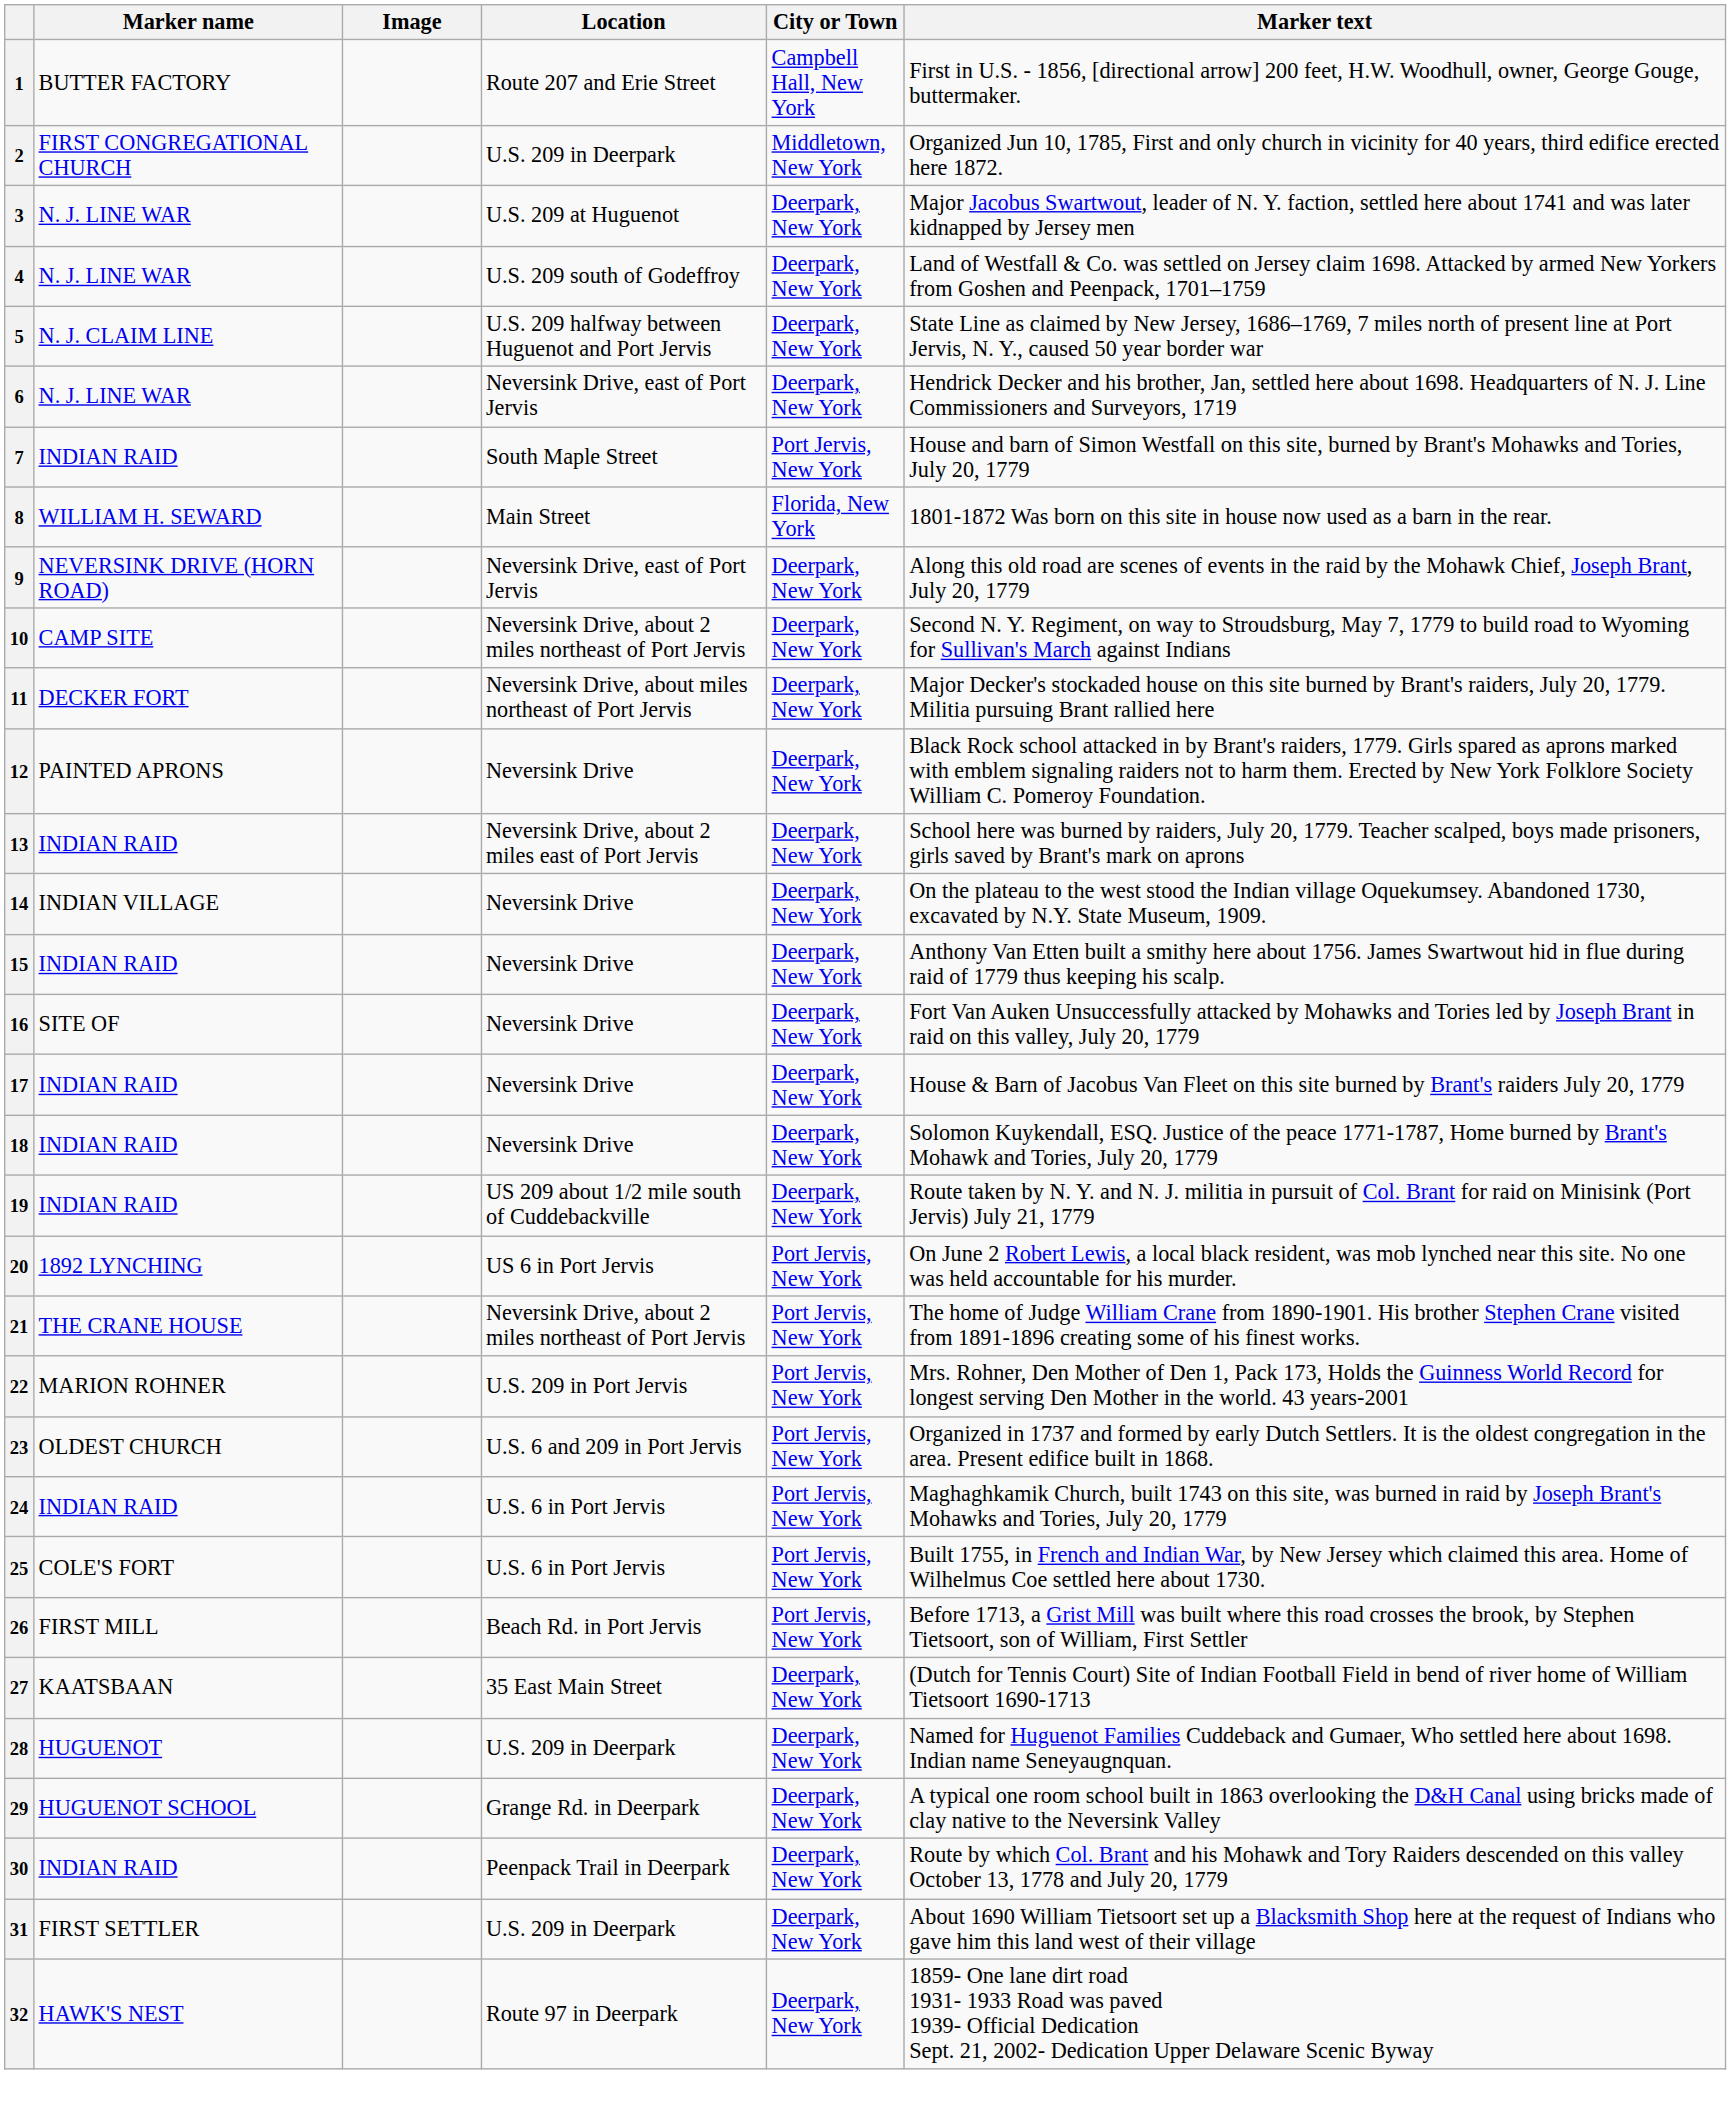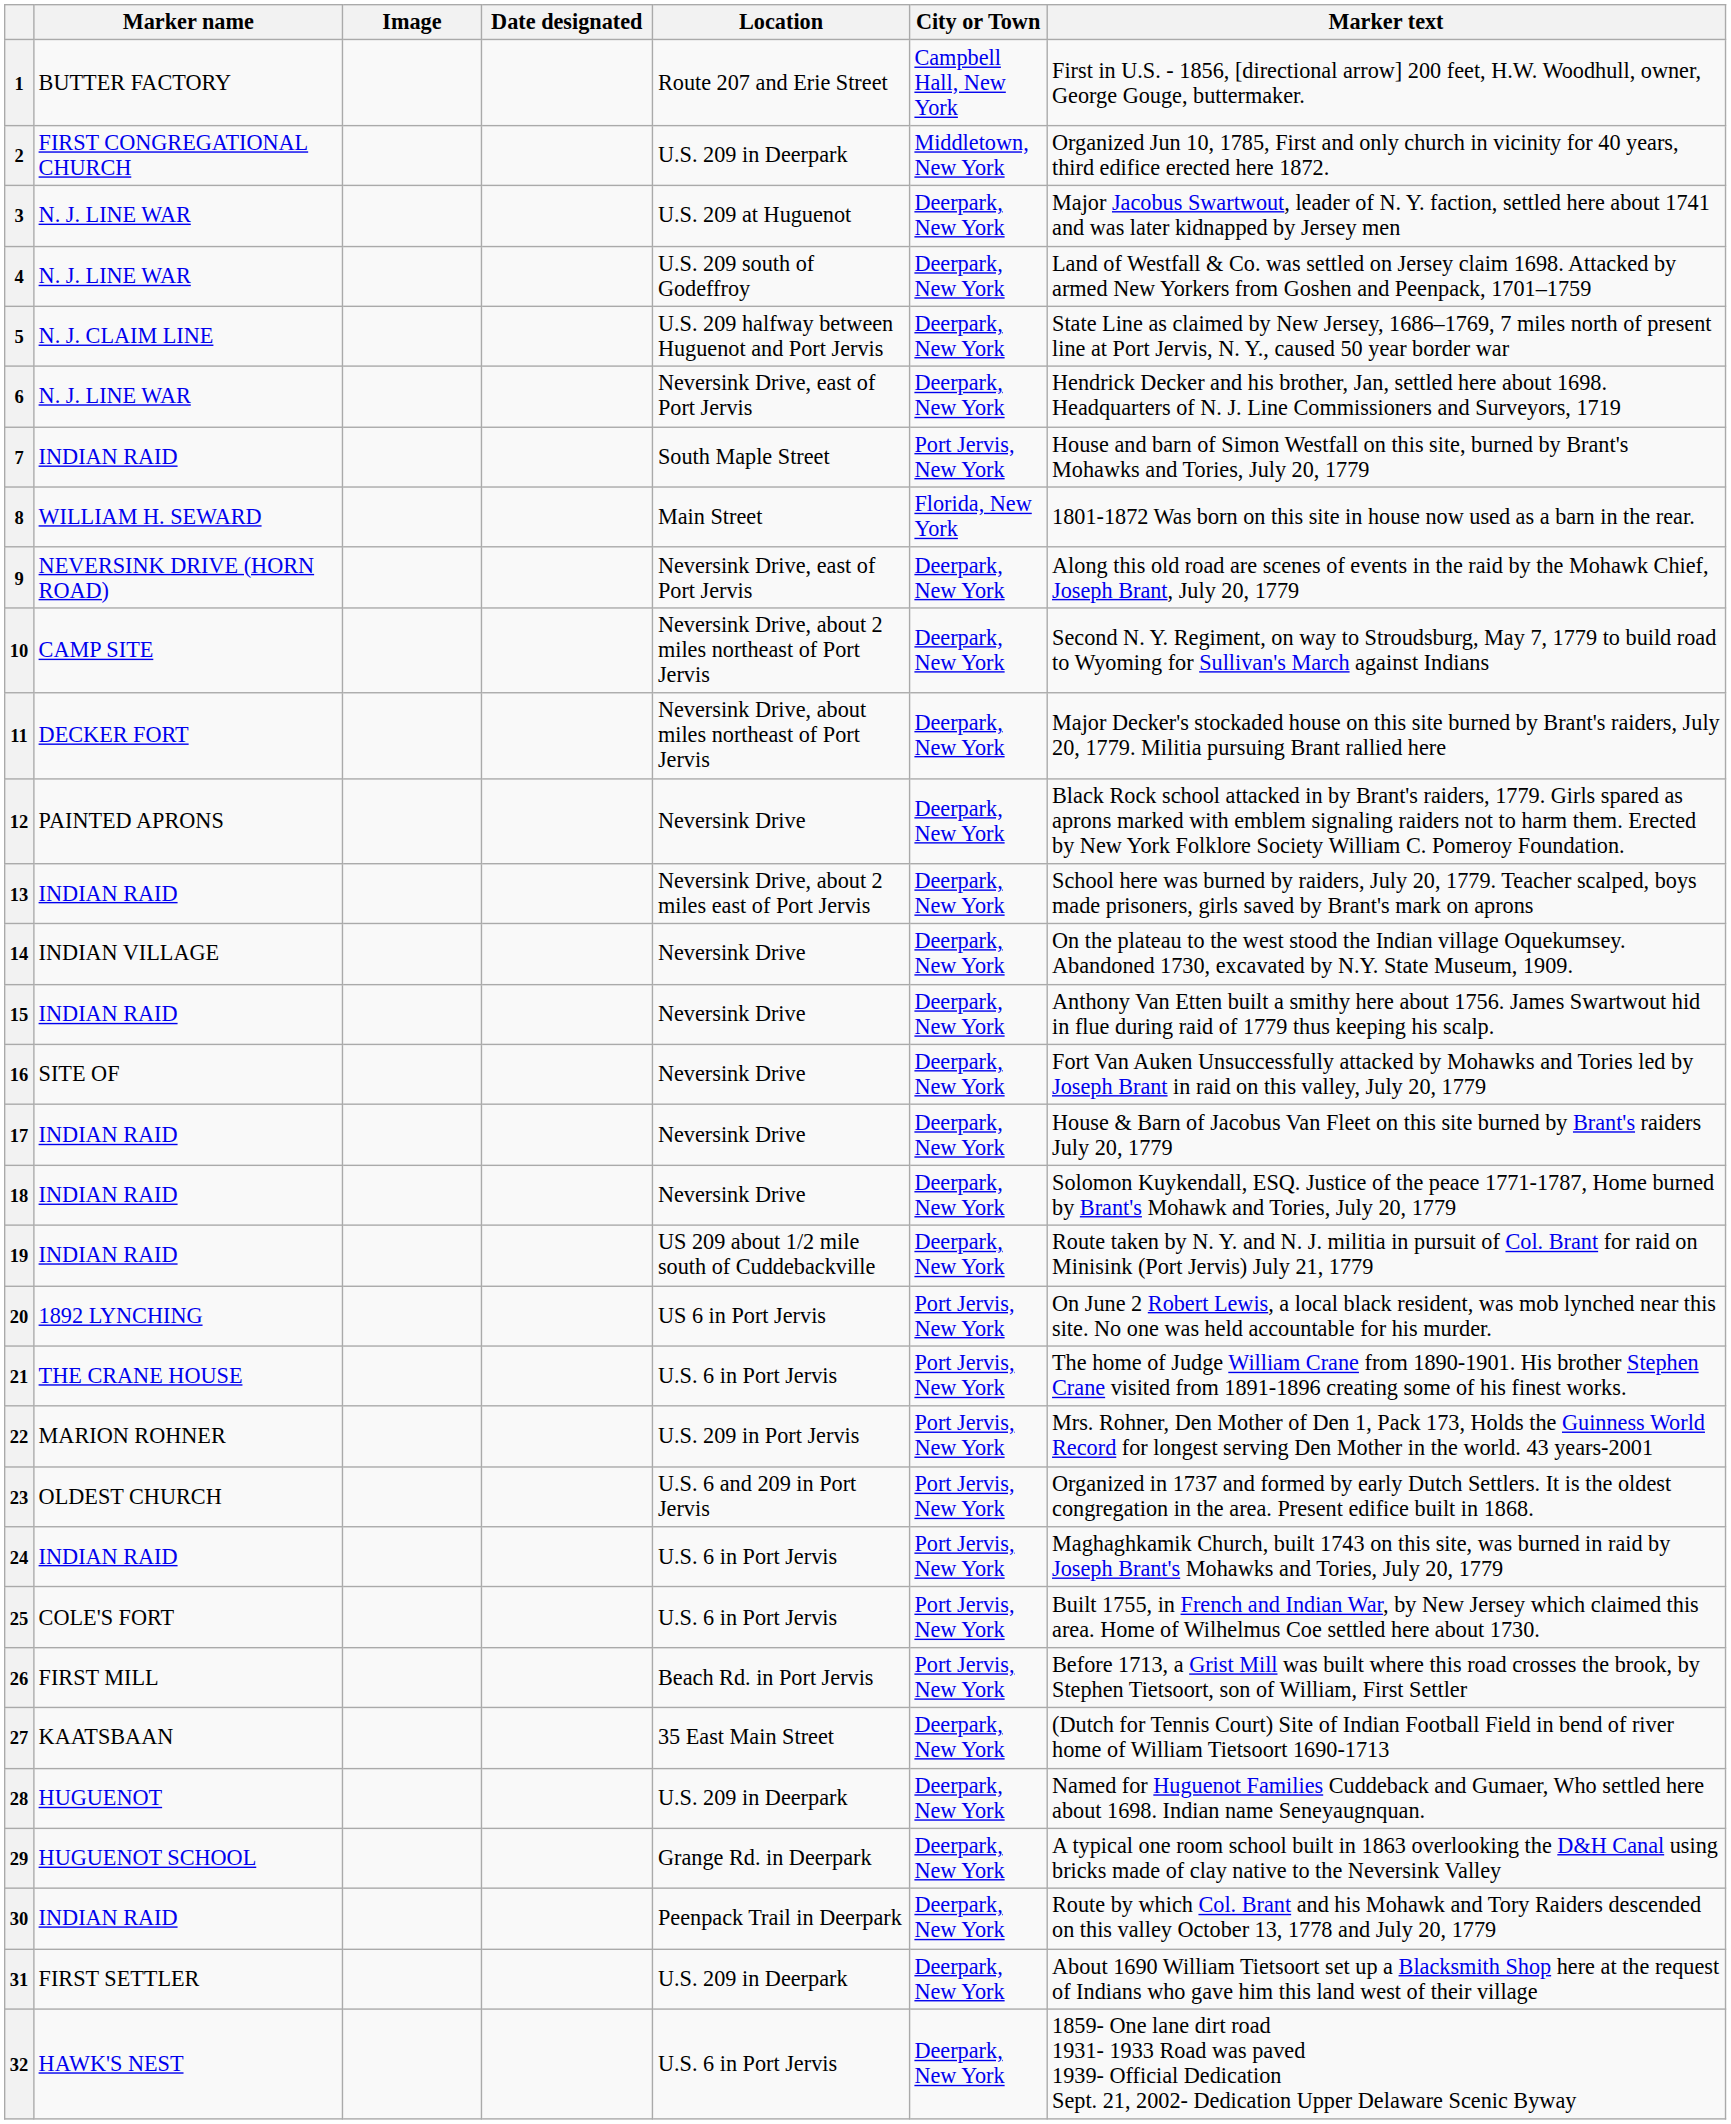+ column: (567, 22)
(616, 1325) Neversink Drive, about 2 miles northeast of Port Jervis -> (748, 1375) U.S. 6 in Port Jervis
(582, 2014) Route 97 in Deerpark -> (748, 2064) U.S. 6 in Port Jervis
